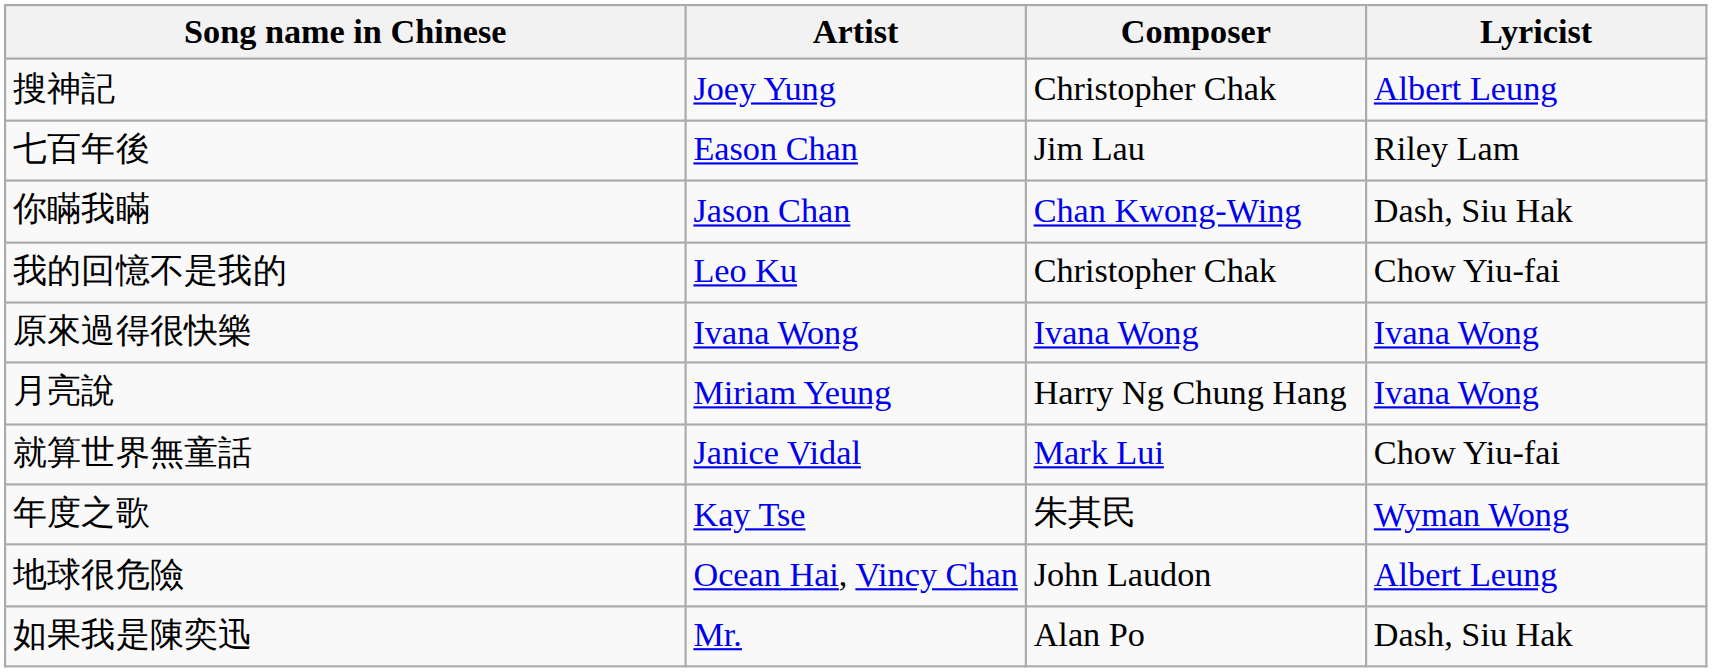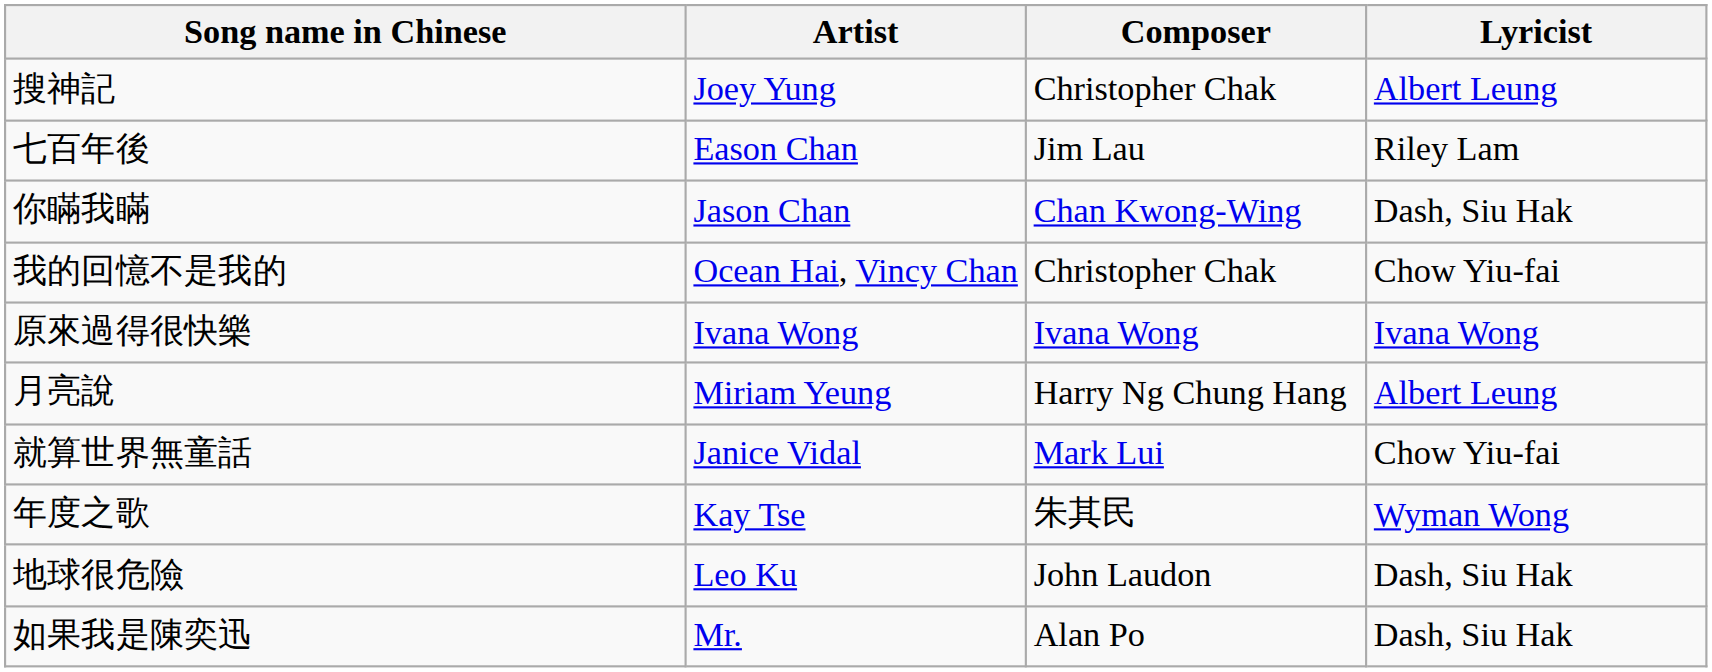(745, 271) Leo Ku -> (856, 271) Ocean Hai, Vincy Chan
(1456, 392) Ivana Wong -> (1466, 392) Albert Leung
(856, 574) Ocean Hai, Vincy Chan -> (745, 574) Leo Ku
(1466, 574) Albert Leung -> (1473, 574) Dash, Siu Hak
